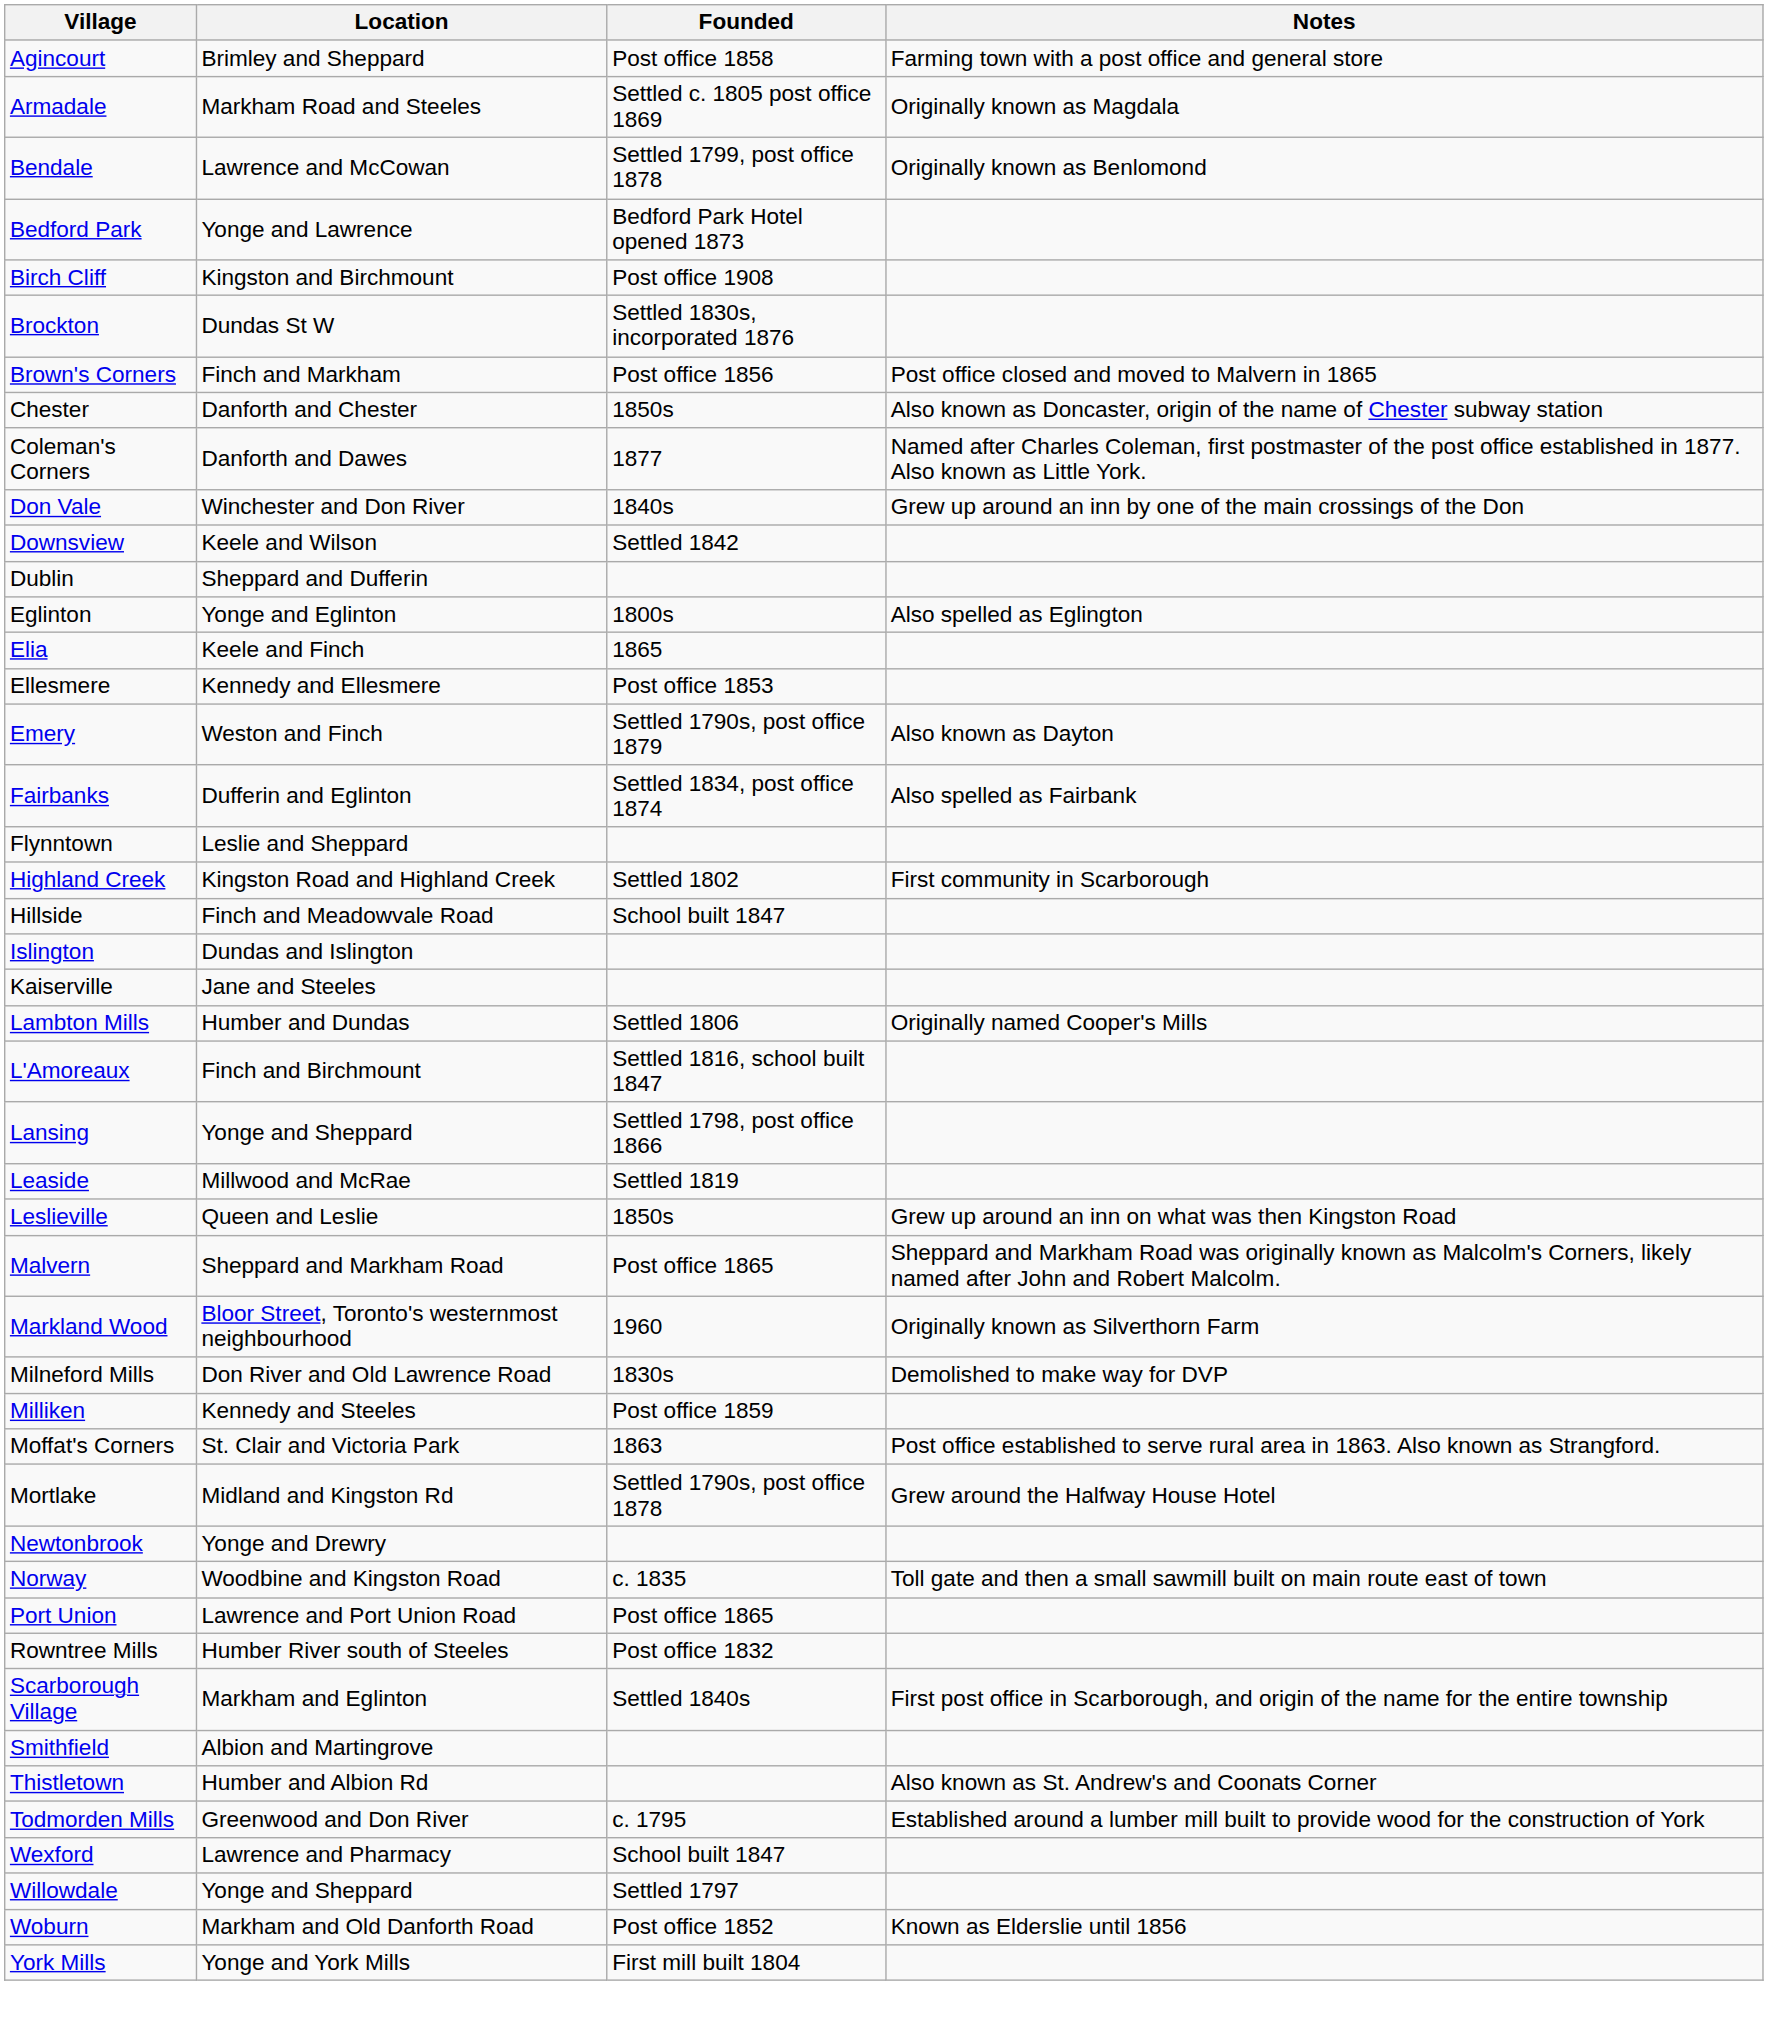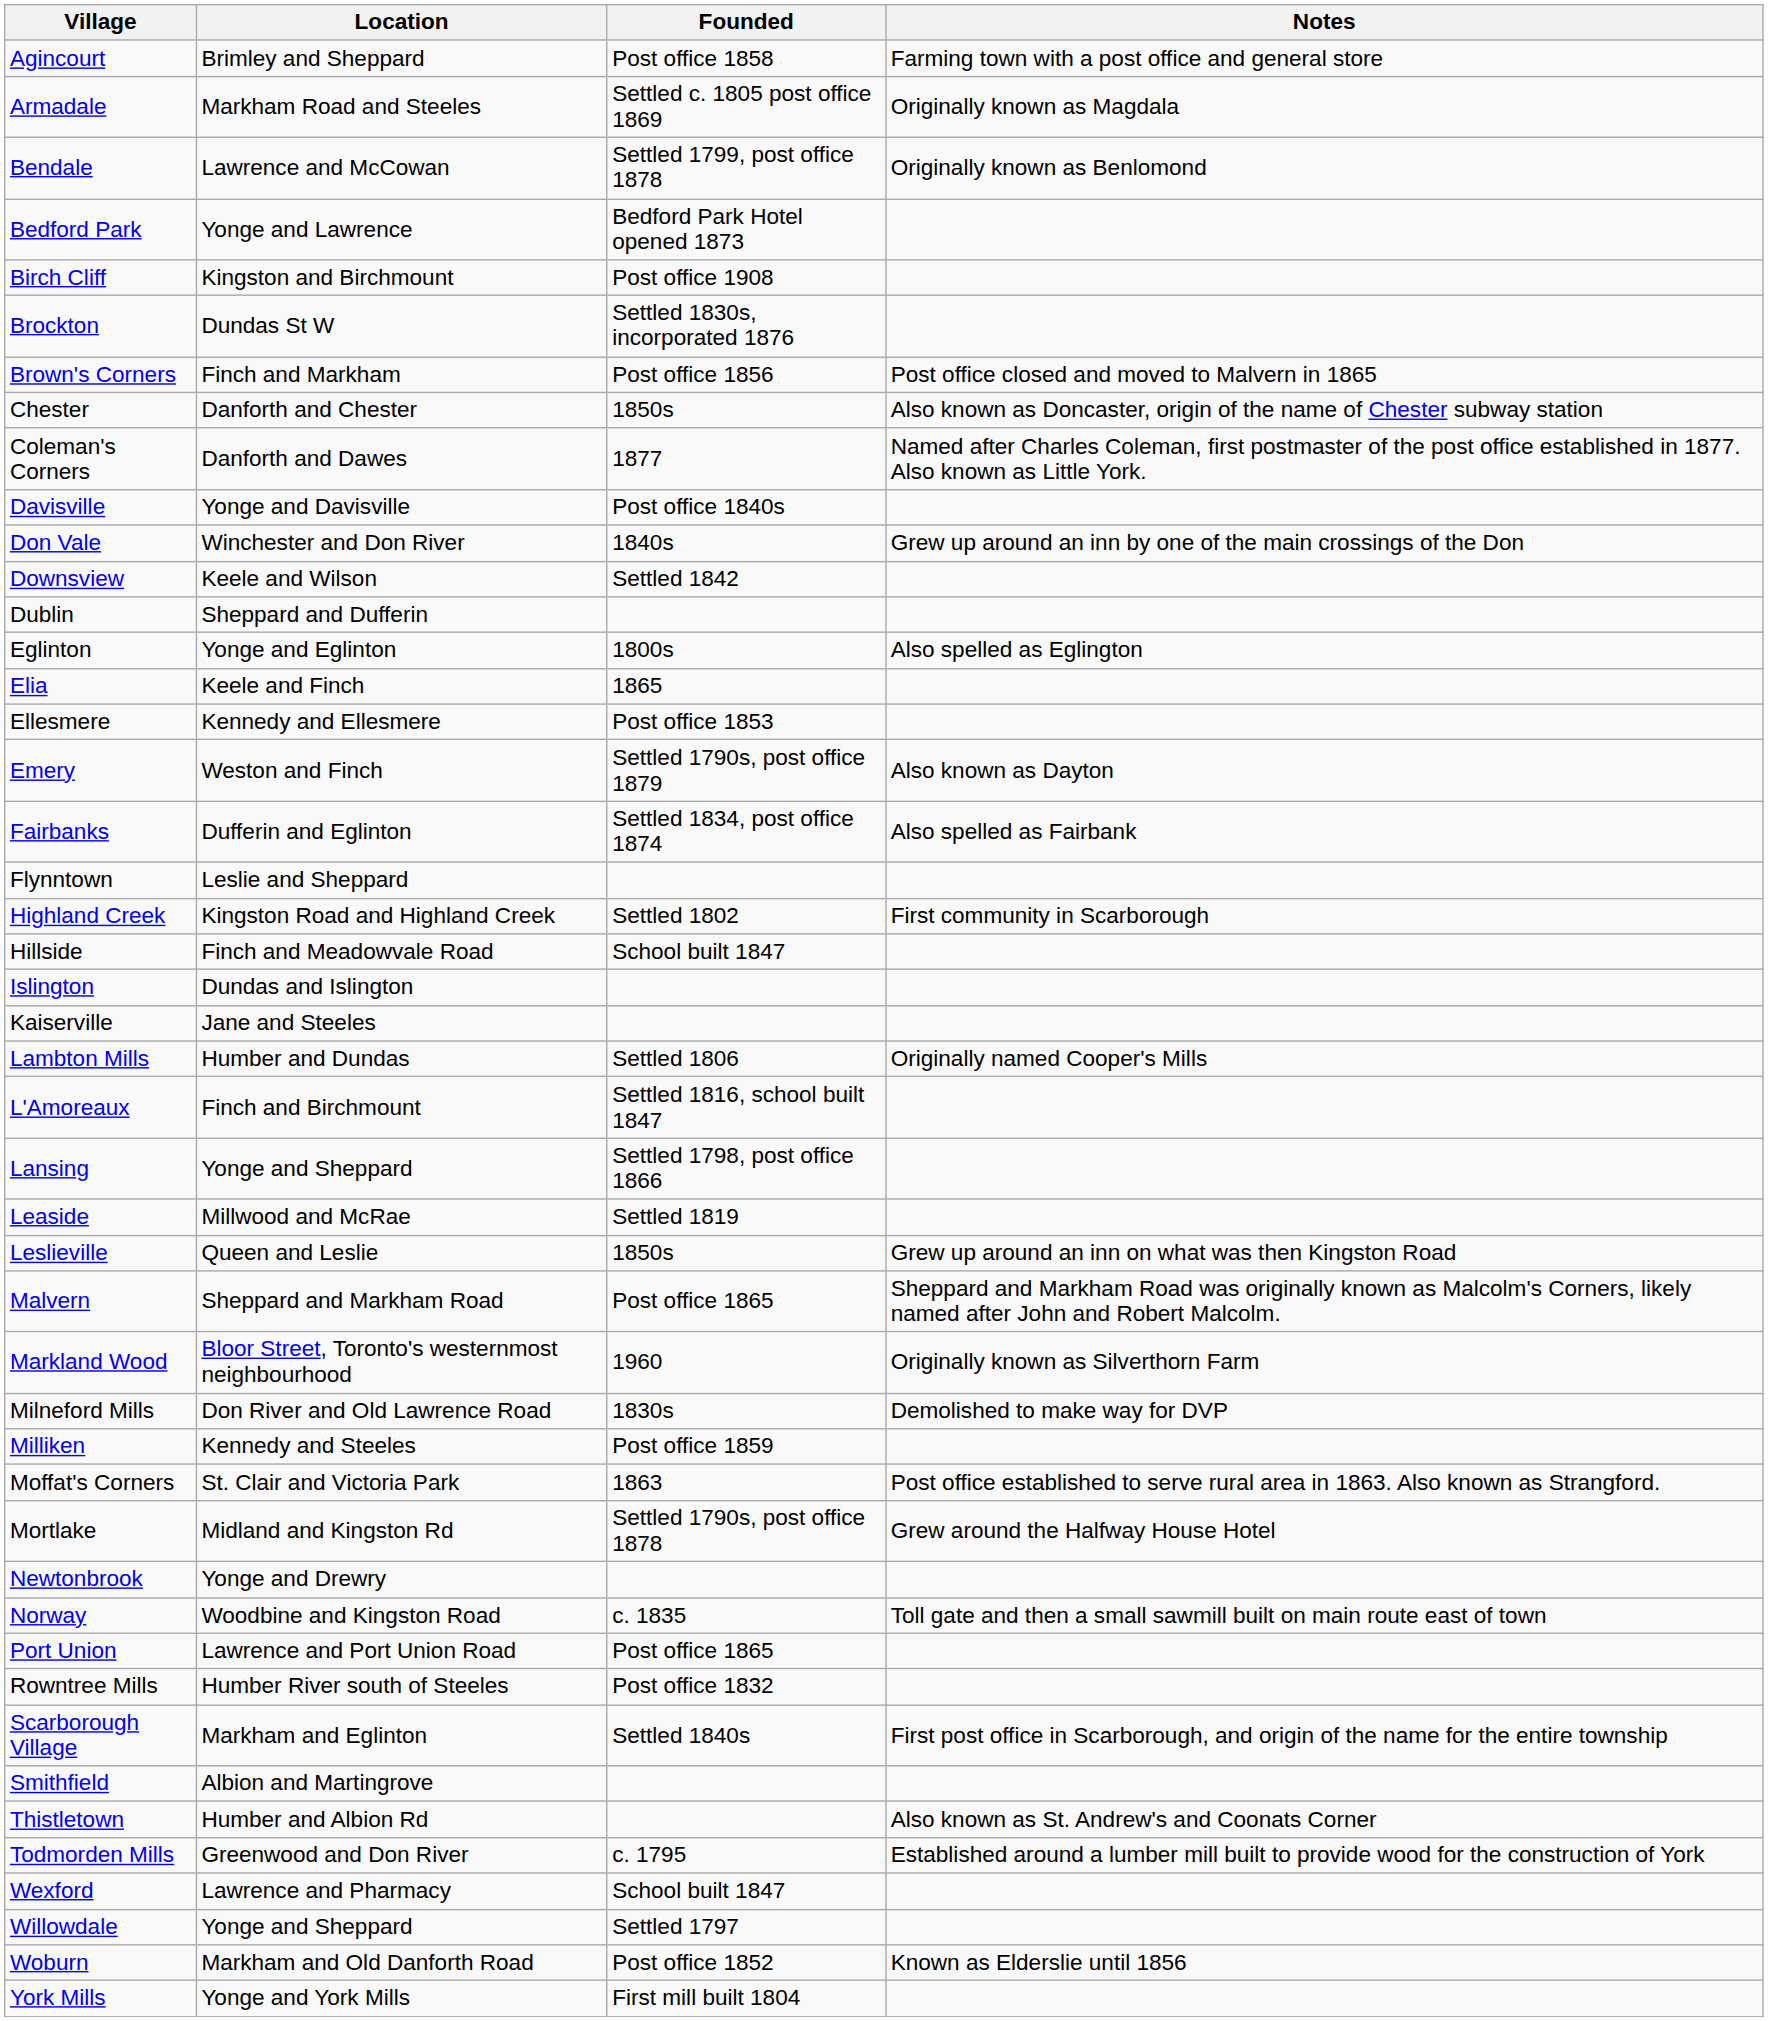+ row: (58, 507)
